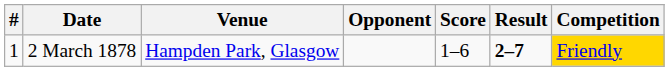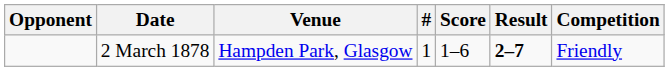columns swapped: (14, 19) <-> (390, 19)
(589, 50) gold background -> (589, 50) no background
